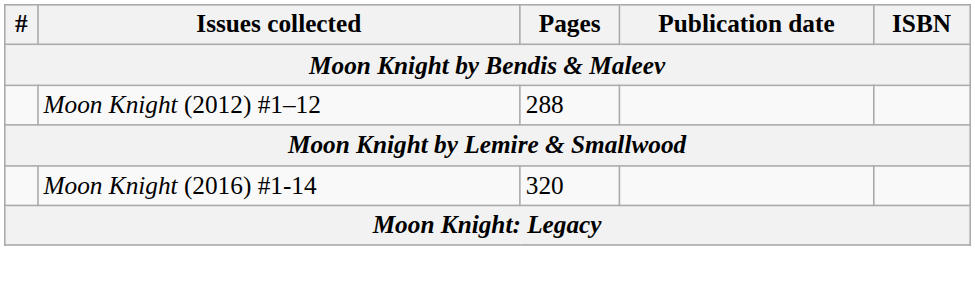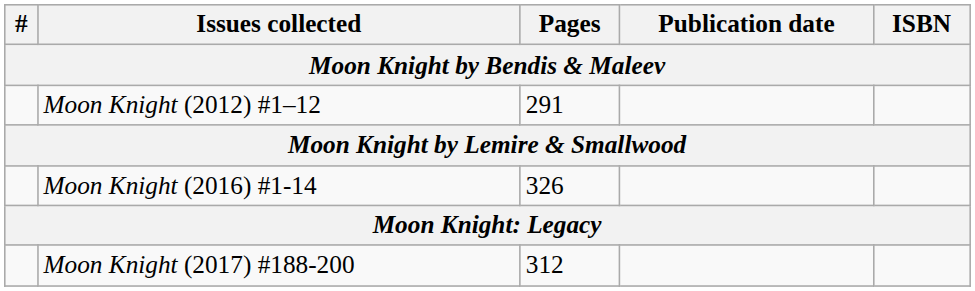(545, 104) 288 -> (545, 104) 291
(545, 184) 320 -> (545, 184) 326
+ row: (199, 265)
